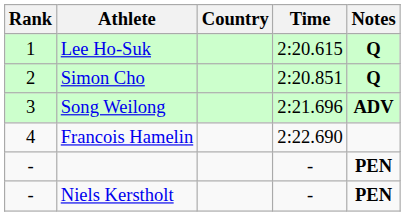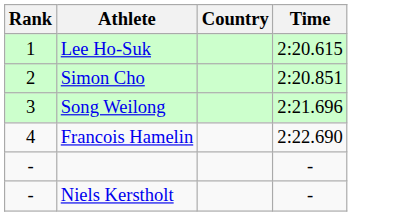- column: (374, 19)
